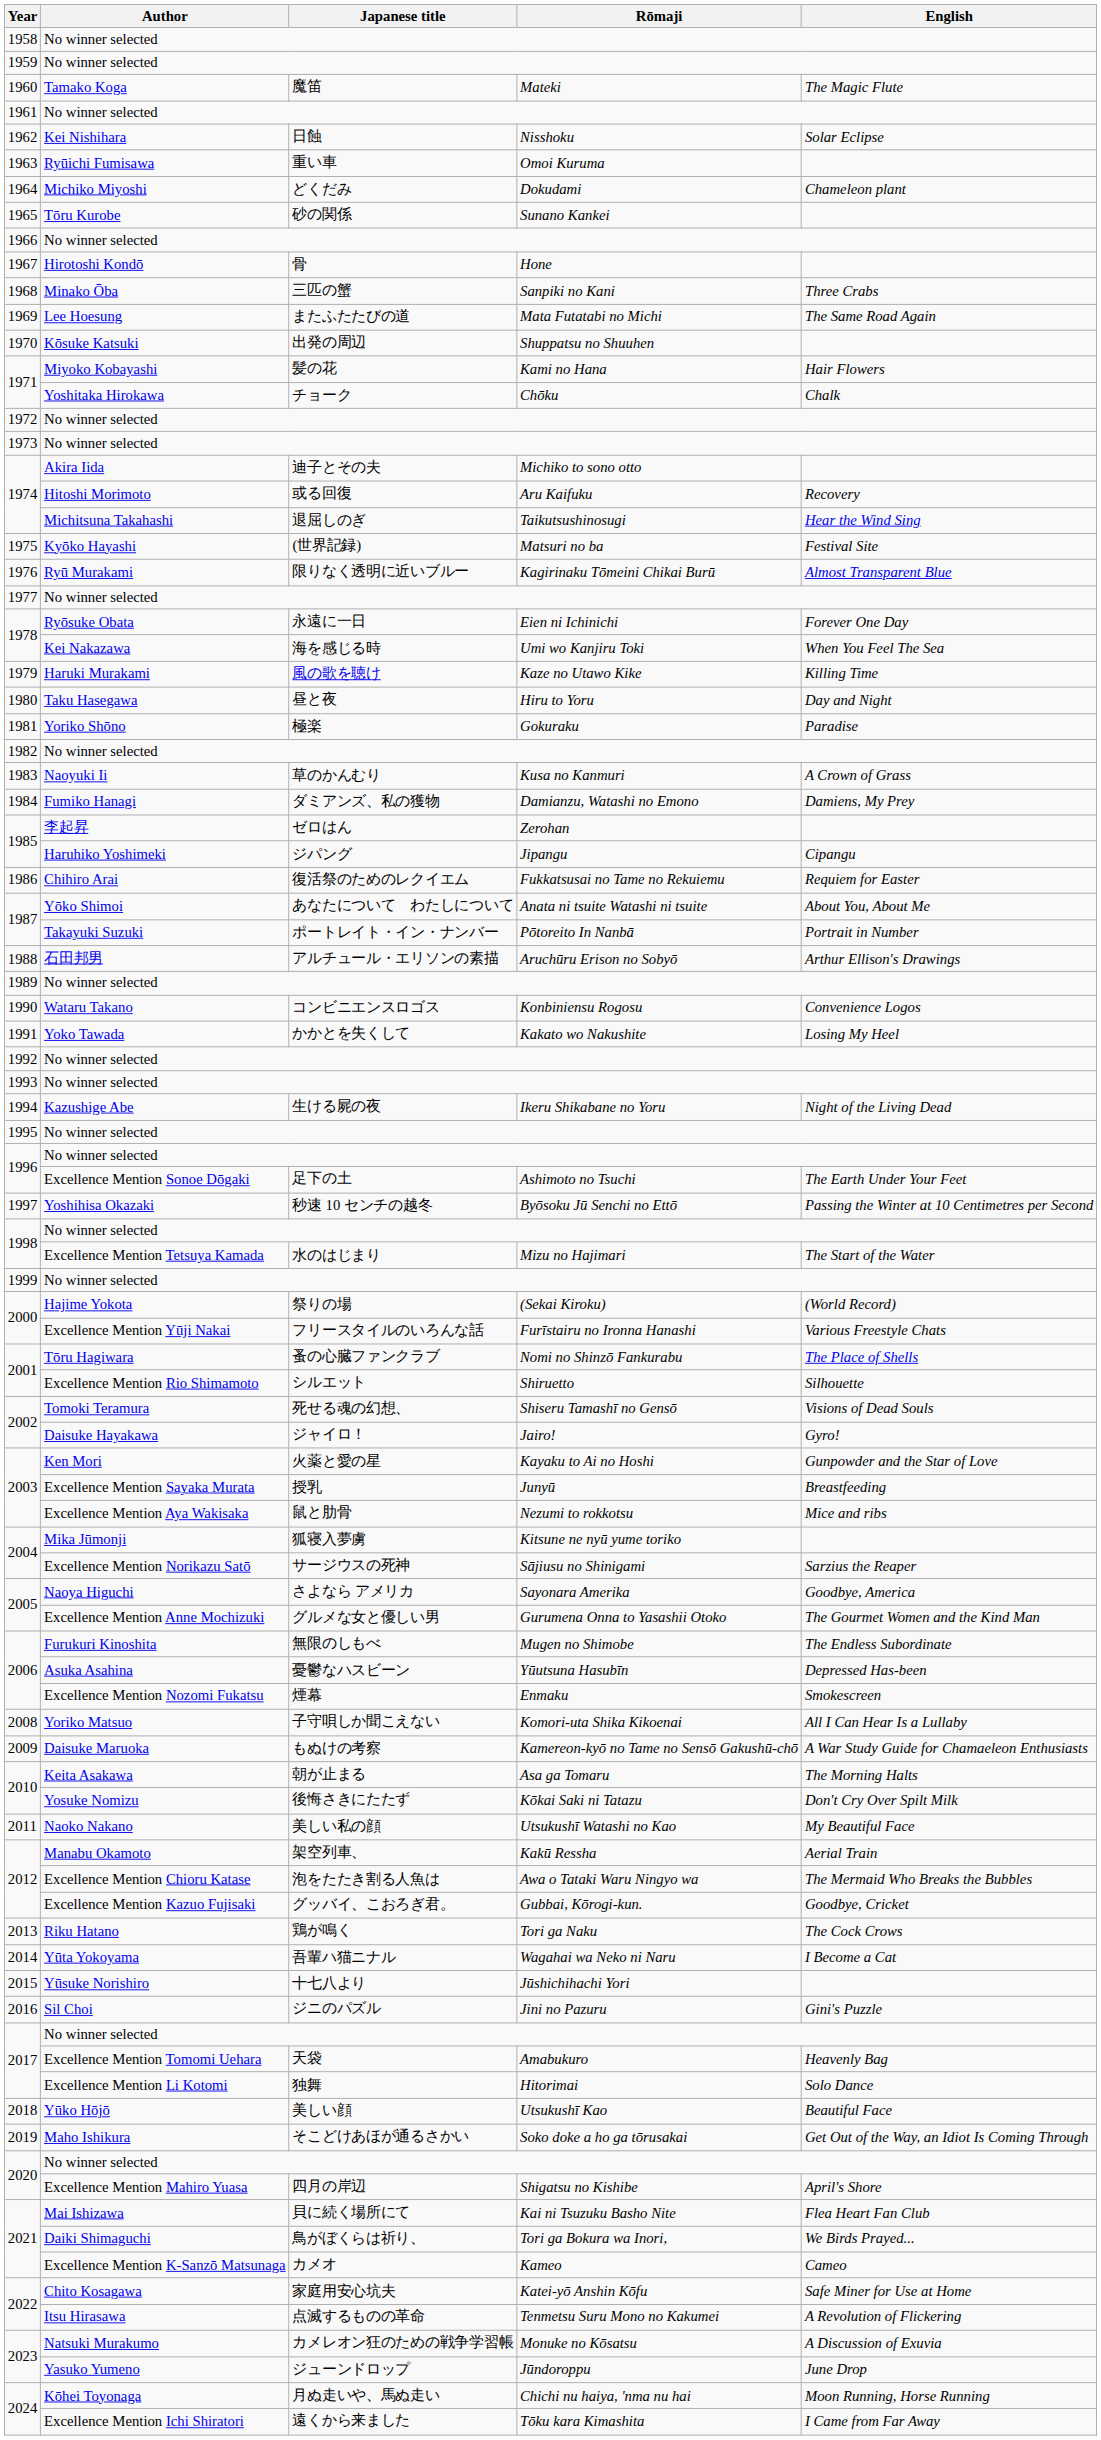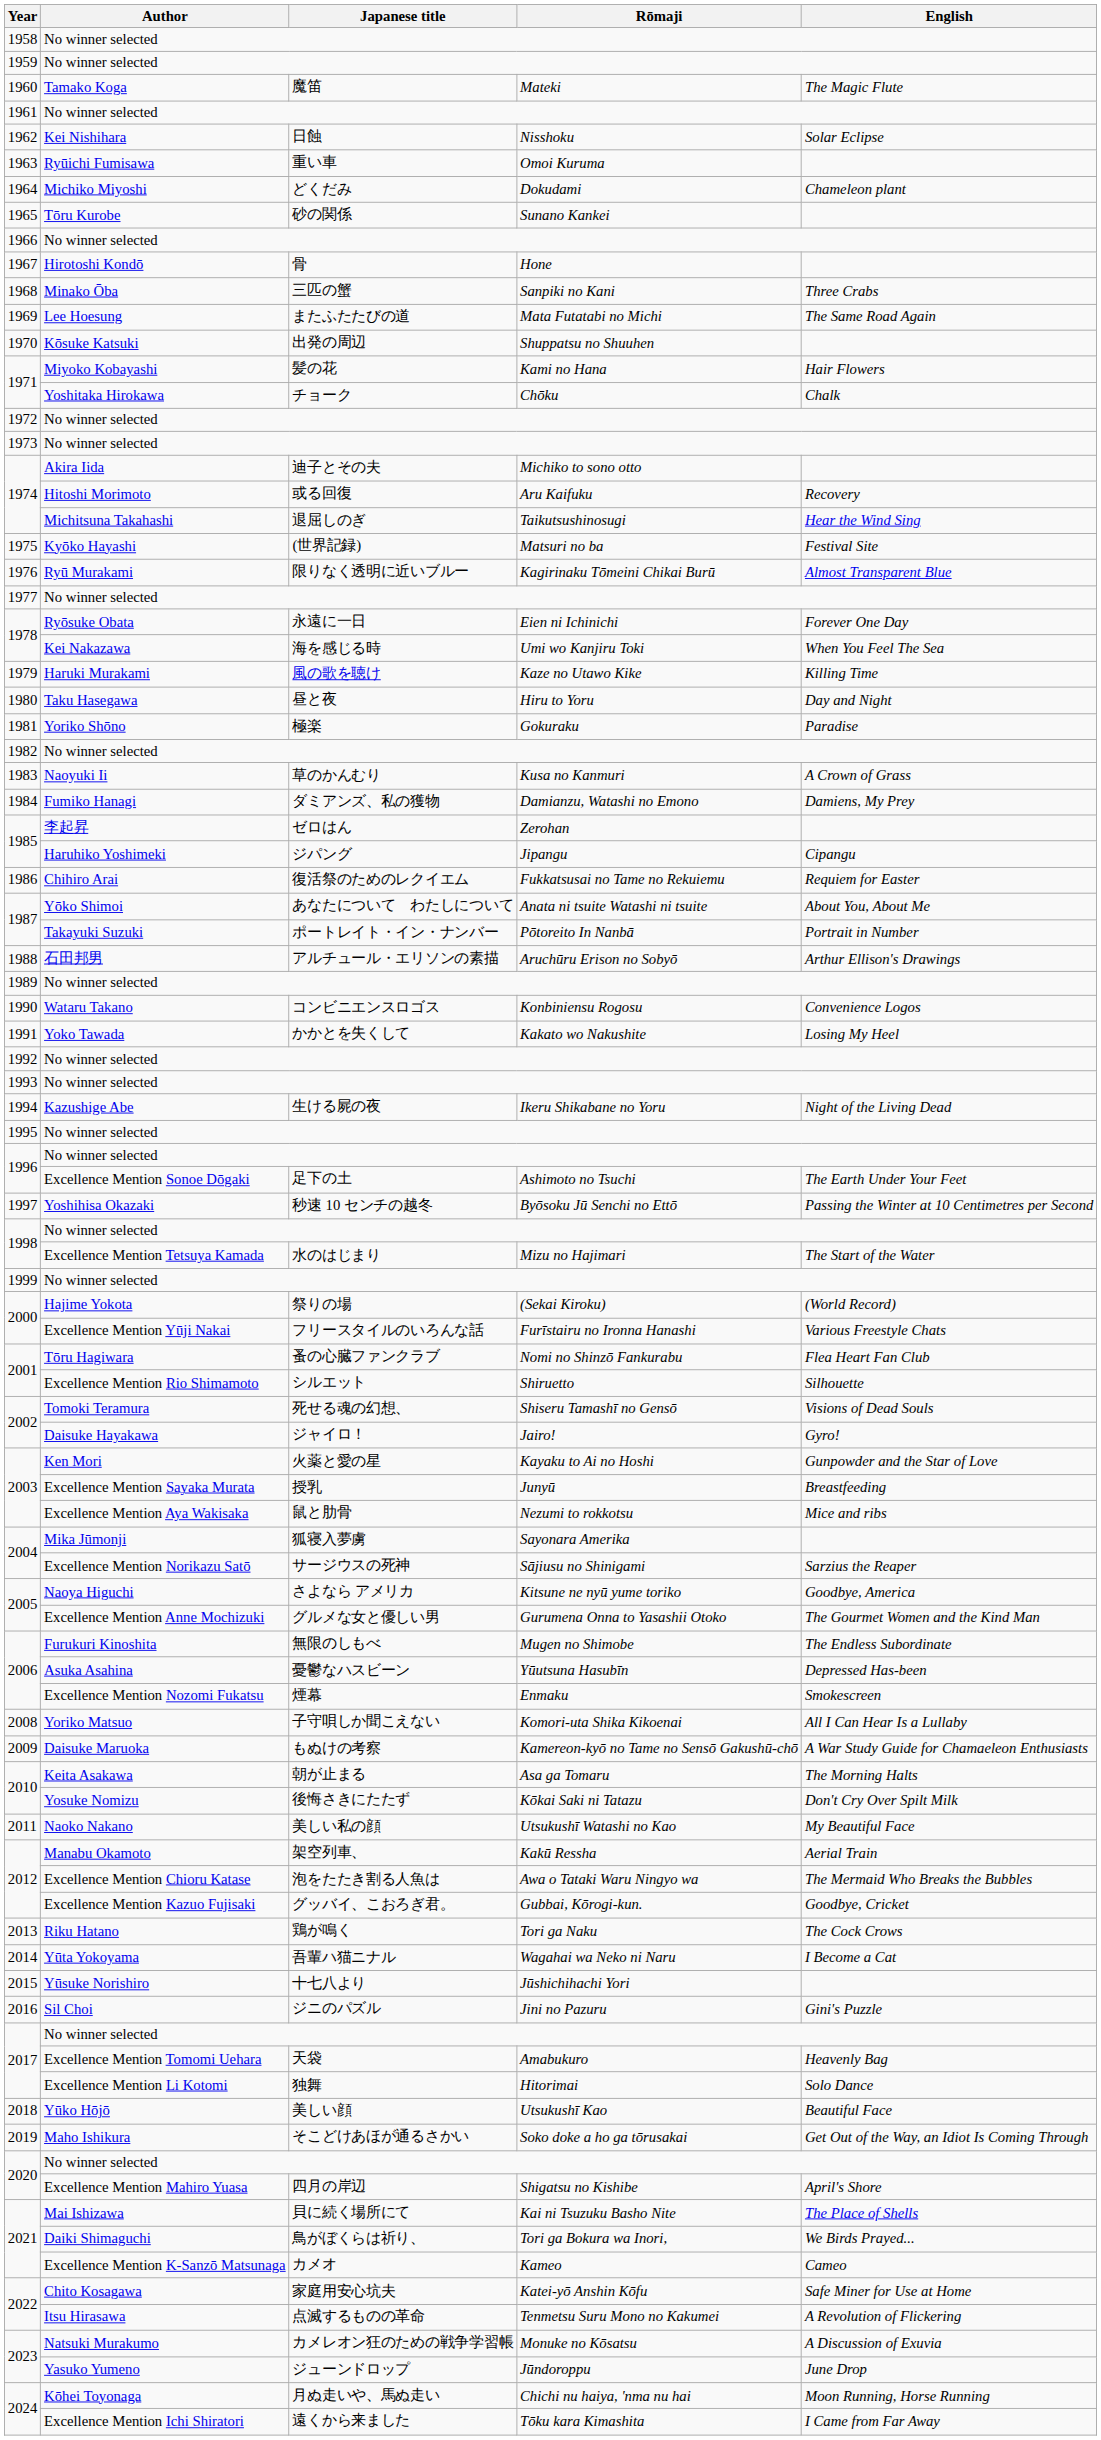(862, 1356) The Place of Shells -> (867, 1356) Flea Heart Fan Club
(601, 1539) Kitsune ne nyū yume toriko -> (575, 1539) Sayonara Amerika
(575, 1591) Sayonara Amerika -> (601, 1591) Kitsune ne nyū yume toriko
(867, 2212) Flea Heart Fan Club -> (862, 2212) The Place of Shells
